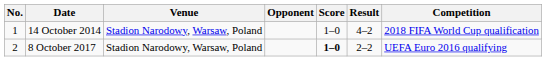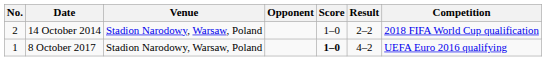(15, 30) 1 -> (15, 30) 2
(364, 30) 4–2 -> (364, 30) 2–2
(15, 47) 2 -> (15, 47) 1
(364, 47) 2–2 -> (364, 47) 4–2
